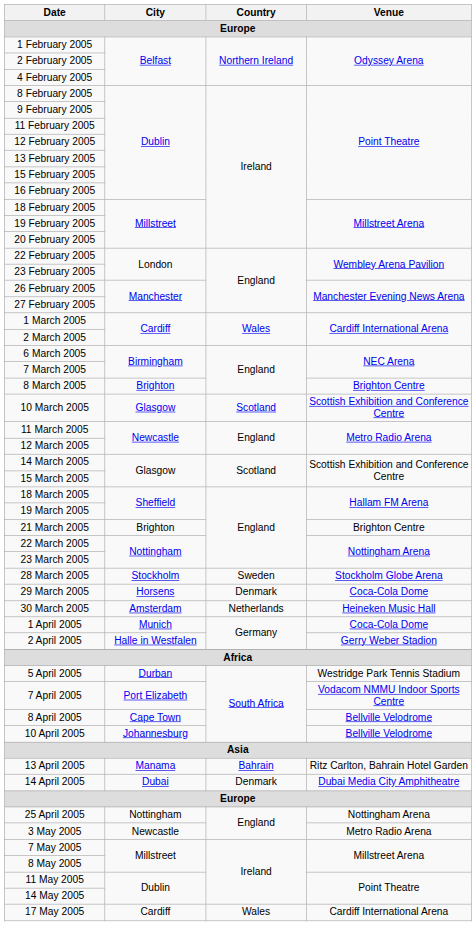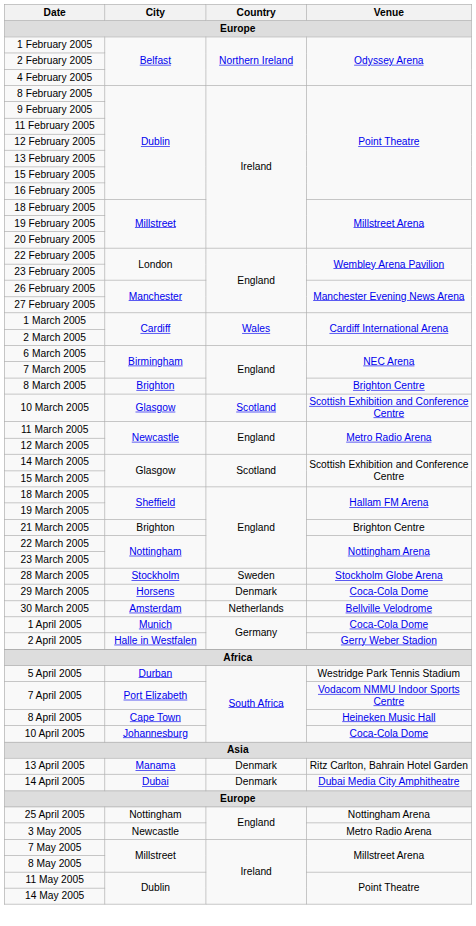(389, 608) Heineken Music Hall -> (389, 608) Bellville Velodrome
(389, 717) Bellville Velodrome -> (389, 717) Heineken Music Hall
(389, 733) Bellville Velodrome -> (389, 733) Coca-Cola Dome
(256, 766) Bahrain -> (256, 766) Denmark
- row: (55, 912)
